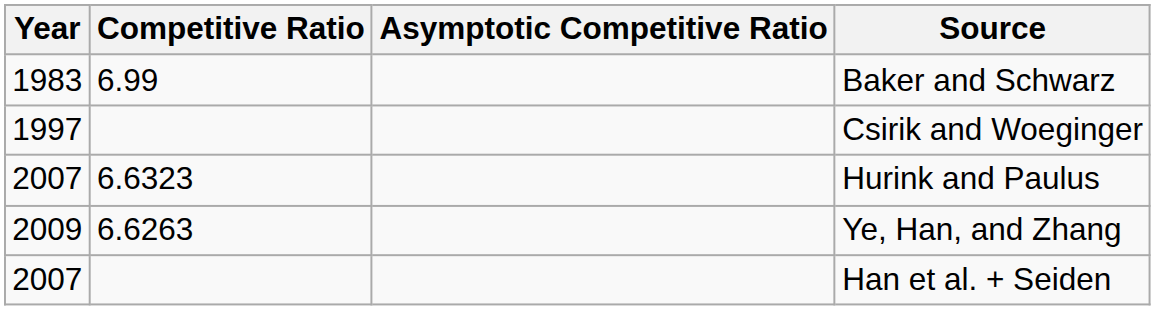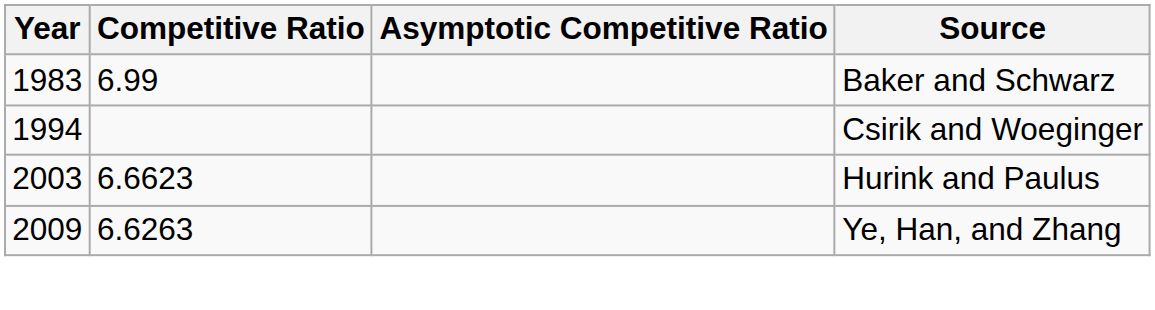(47, 129) 1997 -> (47, 129) 1994
(47, 179) 2007 -> (47, 179) 2003
(145, 179) 6.6323 -> (145, 179) 6.6623
- row: (977, 279)
